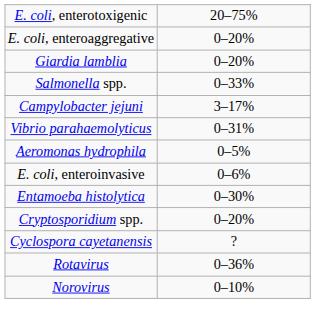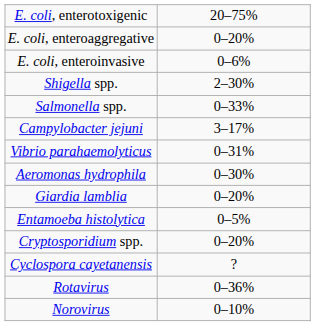rows swapped: (81, 174) <-> (81, 61)
+ row: (81, 83)
(234, 151) 0–5% -> (234, 174) 0–30%
(234, 196) 0–30% -> (234, 219) 0–5%
